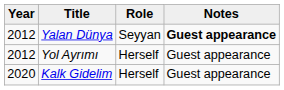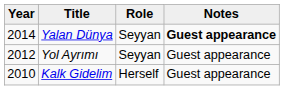(21, 34) 2012 -> (21, 34) 2014
(139, 54) Herself -> (140, 54) Seyyan
(21, 74) 2020 -> (21, 74) 2010
